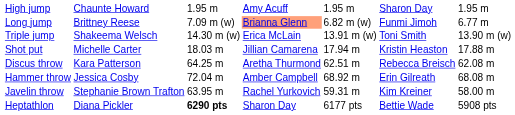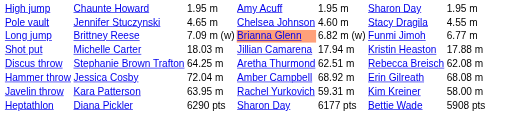+ row: (27, 22)
- row: (30, 36)
(107, 64) Kara Patterson -> (129, 64) Stephanie Brown Trafton
(129, 91) Stephanie Brown Trafton -> (107, 91) Kara Patterson
(207, 105) bold -> (206, 105) normal
